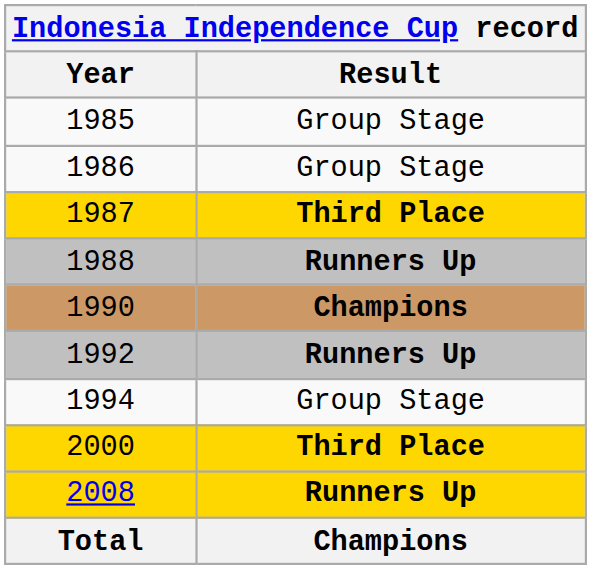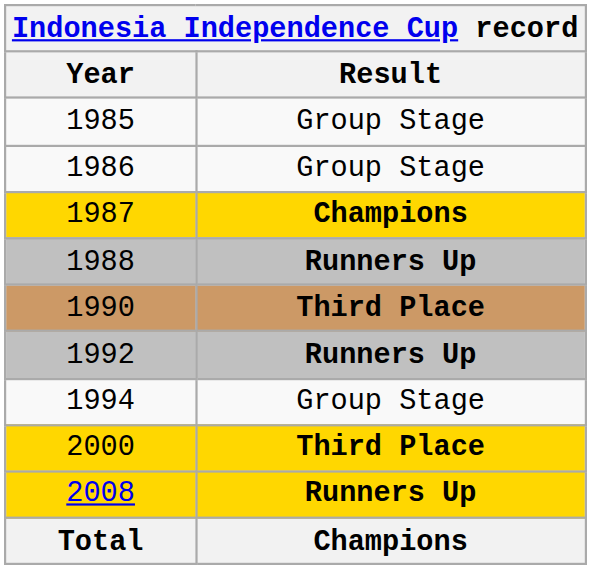(391, 215) Third Place -> (391, 215) Champions
(391, 308) Champions -> (391, 308) Third Place
